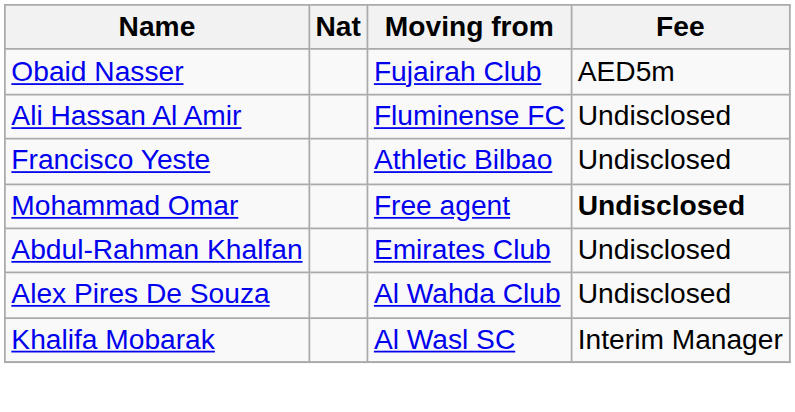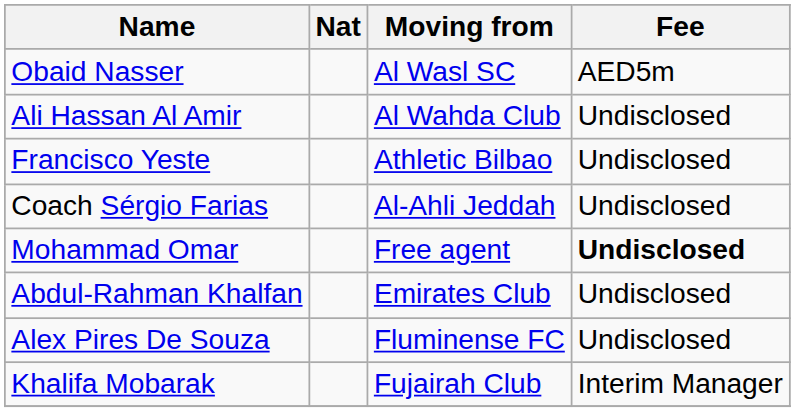(458, 71) Fujairah Club -> (445, 71) Al Wasl SC
(469, 116) Fluminense FC -> (467, 116) Al Wahda Club
+ row: (140, 205)
(467, 294) Al Wahda Club -> (469, 339) Fluminense FC
(445, 339) Al Wasl SC -> (458, 384) Fujairah Club
